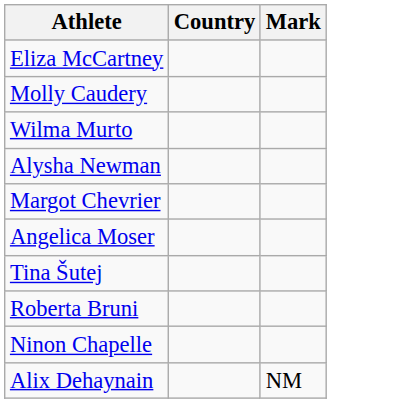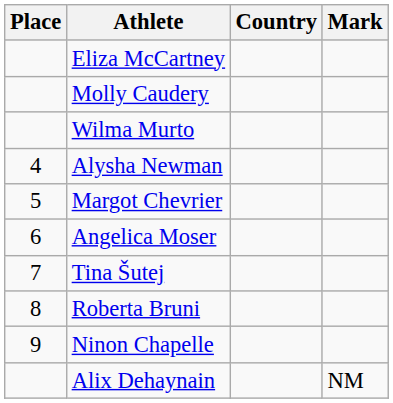+ column: (36, 22)
